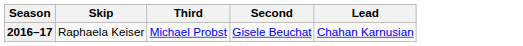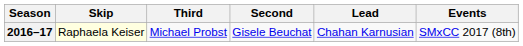+ column: (467, 13)
(101, 32) no background -> (101, 32) lightyellow background
